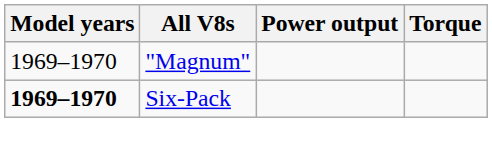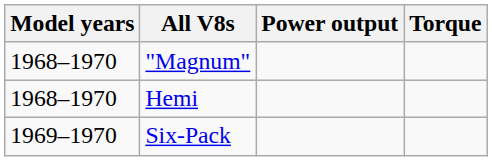(63, 60) 1969–1970 -> (63, 60) 1968–1970
+ row: (172, 98)
(63, 98) bold -> (63, 135) normal
